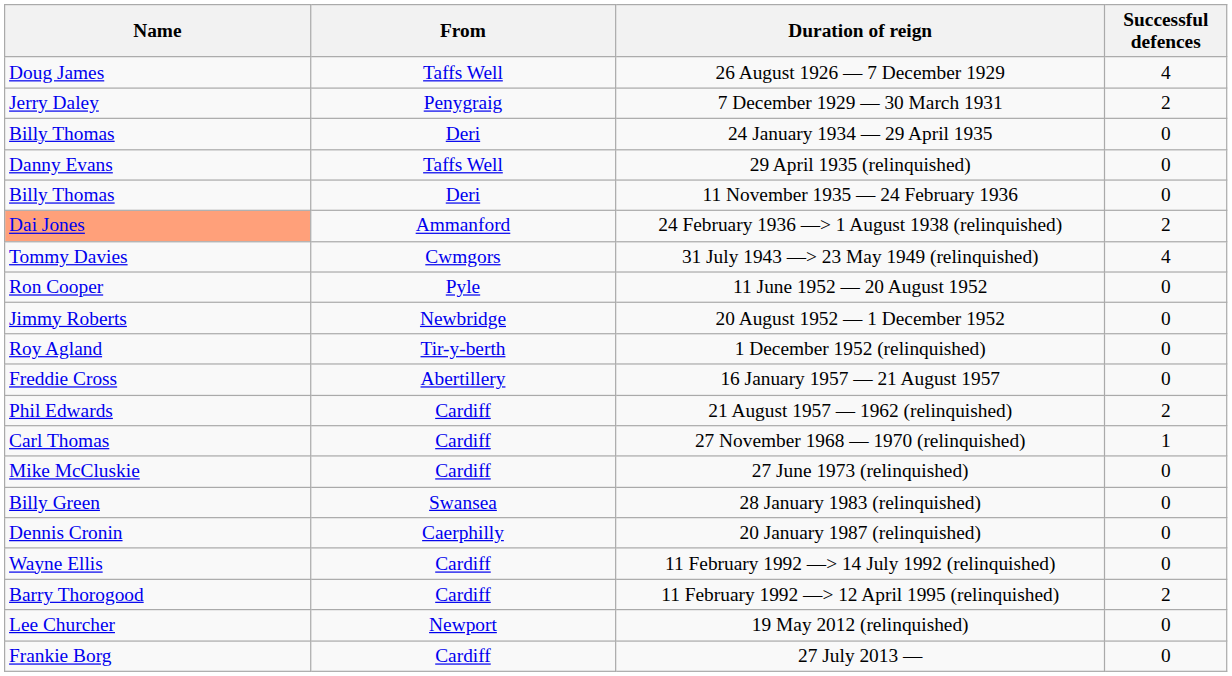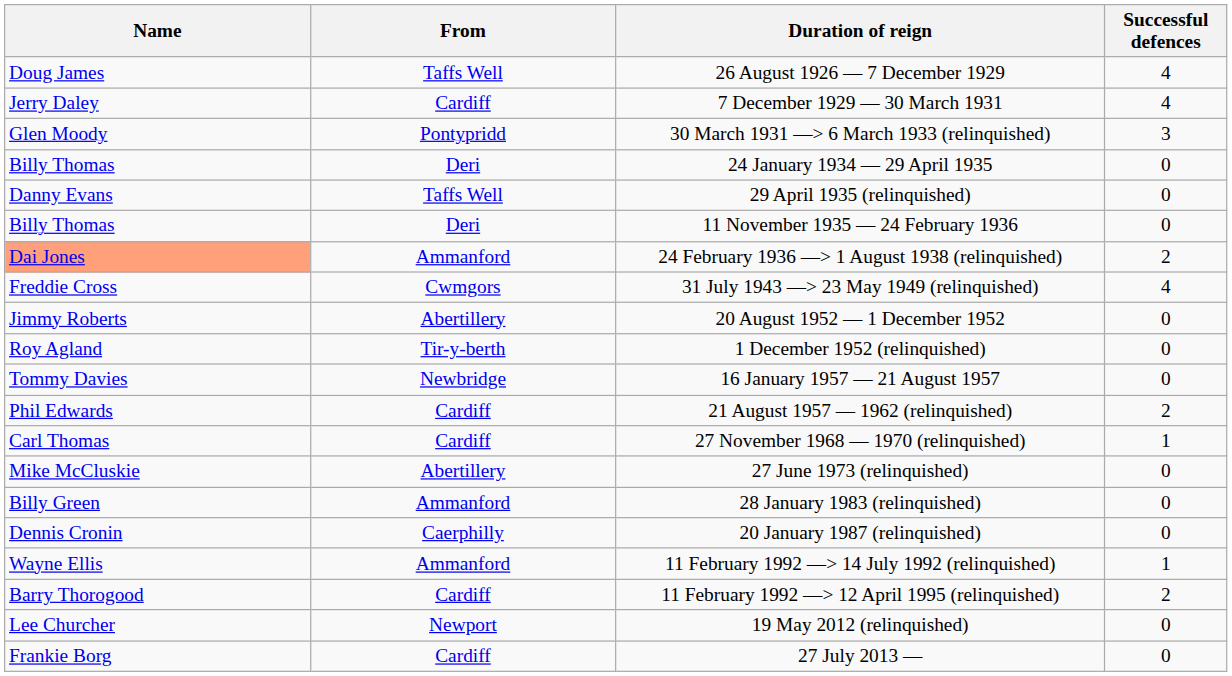(463, 103) Penygraig -> (463, 103) Cardiff
(1166, 103) 2 -> (1166, 103) 4
+ row: (860, 133)
(68, 256) Tommy Davies -> (63, 287) Freddie Cross
- row: (860, 287)
(463, 317) Newbridge -> (463, 317) Abertillery
(63, 379) Freddie Cross -> (68, 379) Tommy Davies
(463, 379) Abertillery -> (463, 379) Newbridge
(463, 471) Cardiff -> (463, 471) Abertillery
(463, 502) Swansea -> (463, 502) Ammanford
(463, 563) Cardiff -> (463, 563) Ammanford
(1166, 563) 0 -> (1166, 563) 1
